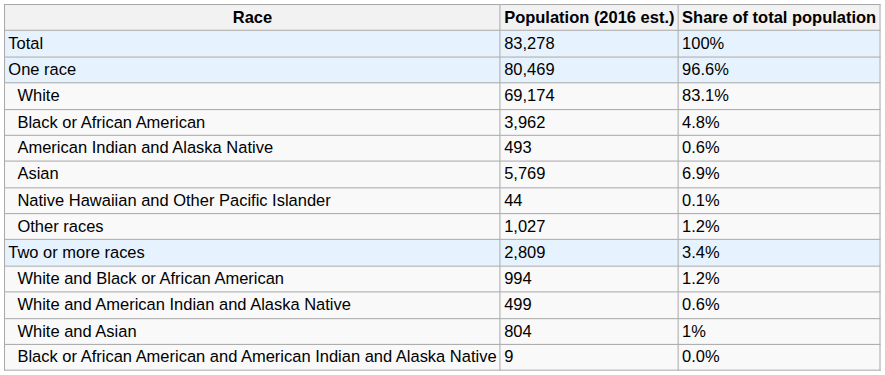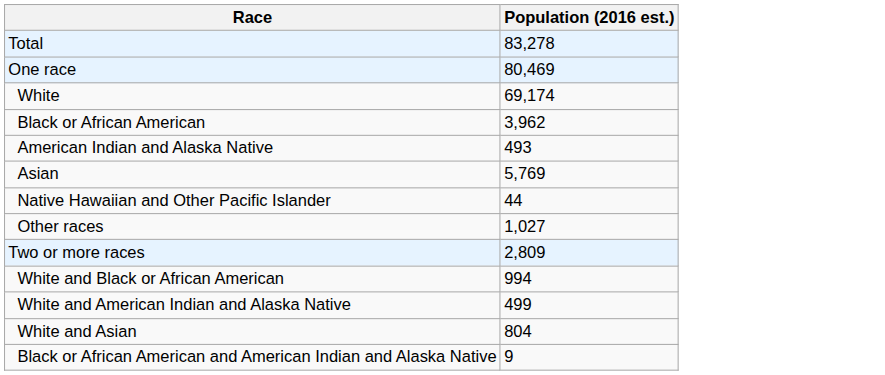- column: (779, 17)
